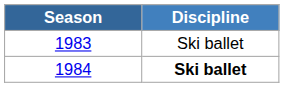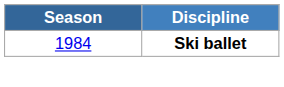- row: (73, 44)
